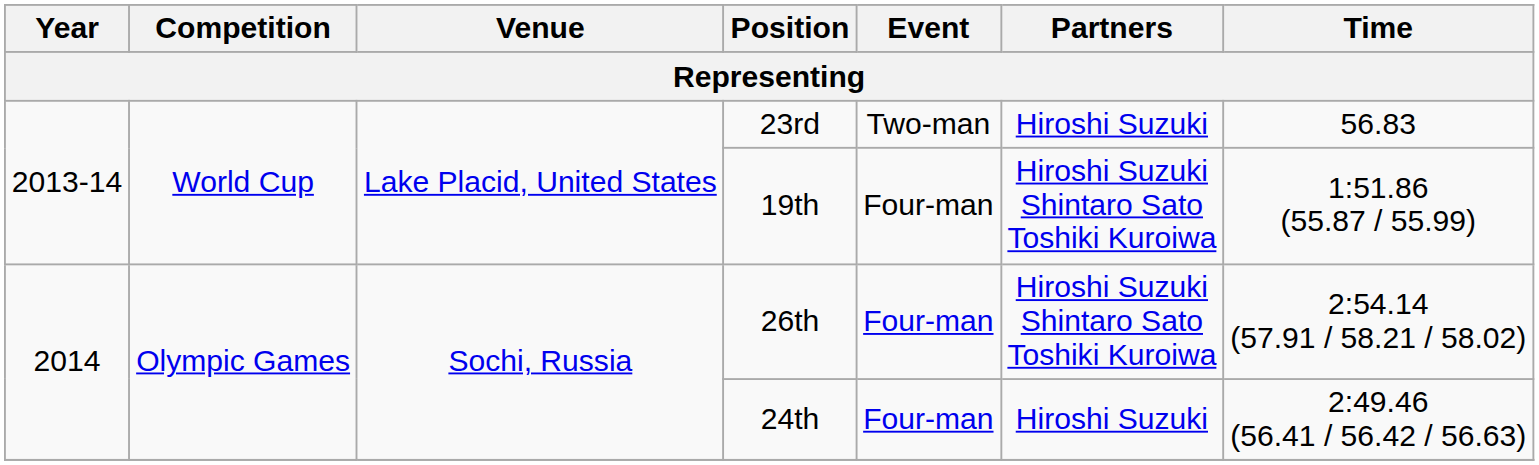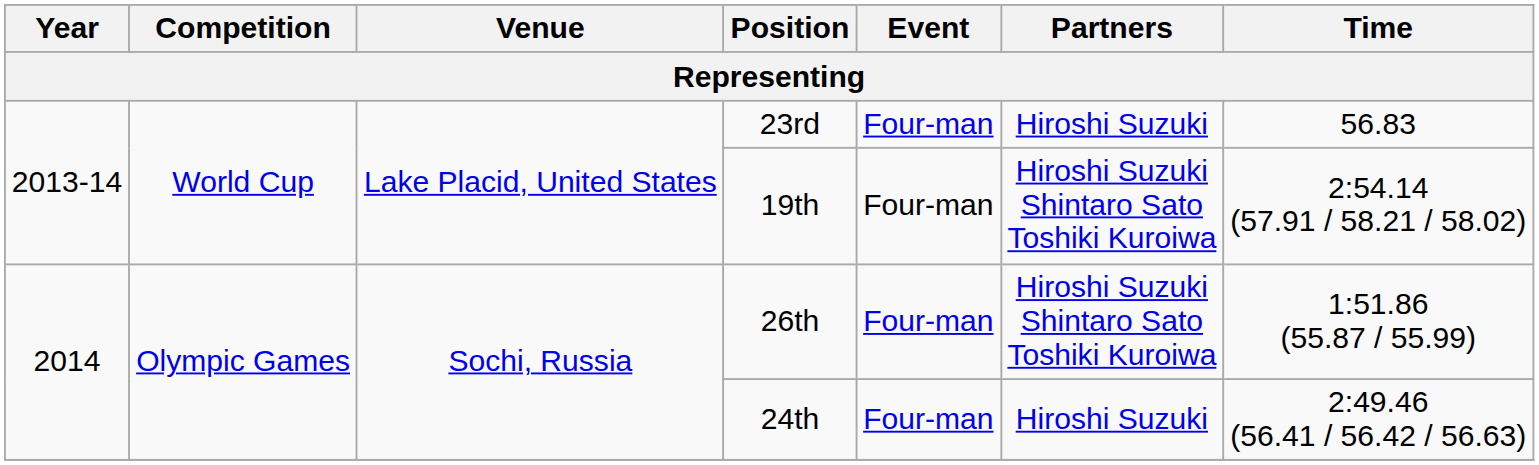(928, 123) Two-man -> (928, 123) Four-man
(1378, 205) 1:51.86 (55.87 / 55.99) -> (1378, 205) 2:54.14 (57.91 / 58.21 / 58.02)
(1378, 320) 2:54.14 (57.91 / 58.21 / 58.02) -> (1378, 320) 1:51.86 (55.87 / 55.99)
